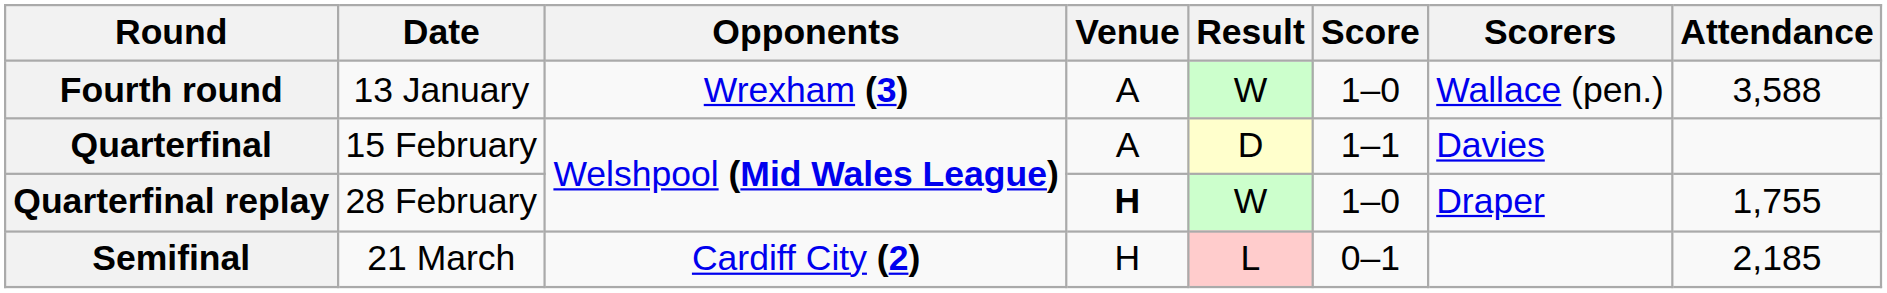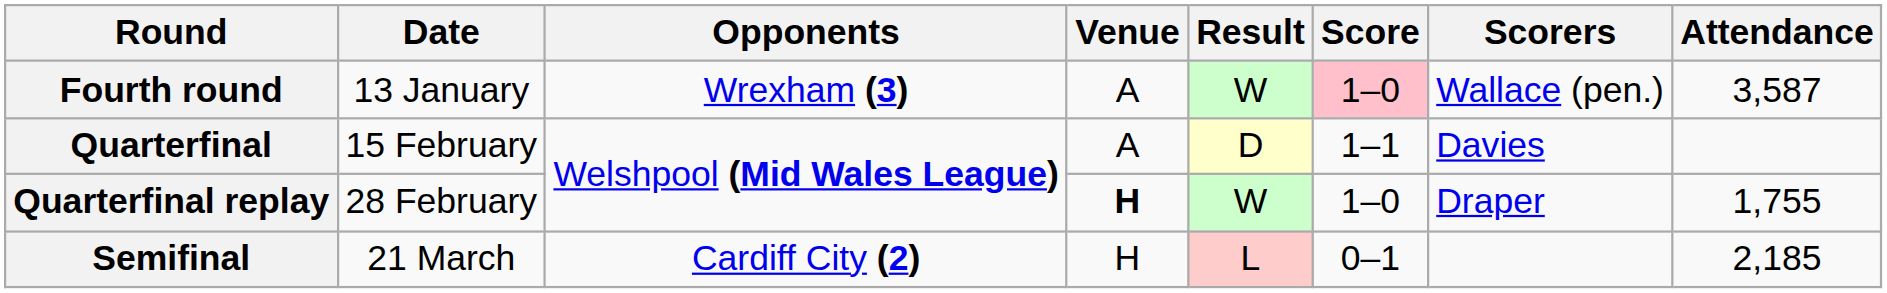(1370, 88) no background -> (1370, 88) pink background
(1777, 88) 3,588 -> (1777, 88) 3,587
